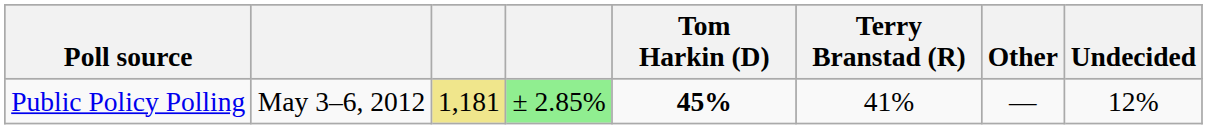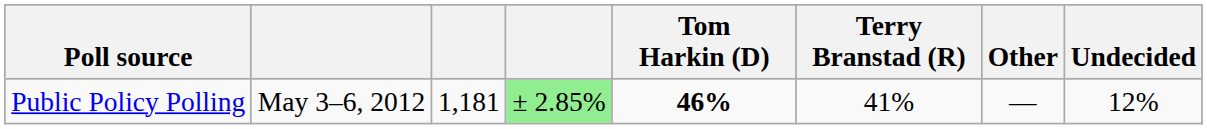(469, 100) khaki background -> (469, 100) no background
(704, 100) 45% -> (704, 100) 46%
